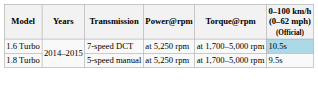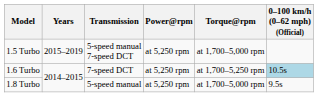+ row: (23, 51)
(231, 46) at 1,700–5,000 rpm -> (231, 71) at 1,700–5,250 rpm
